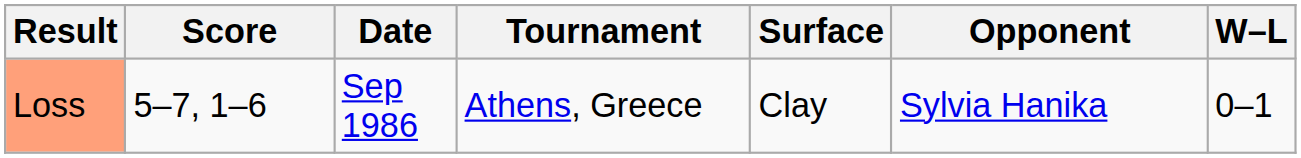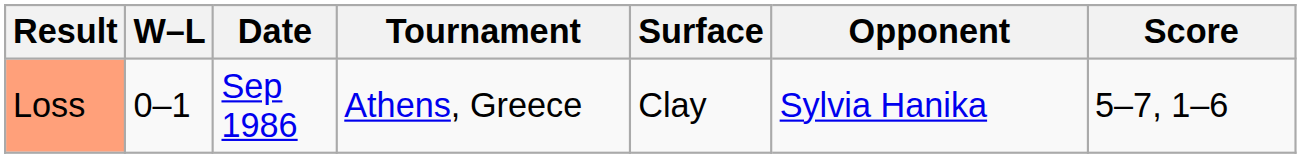columns swapped: (1251, 31) <-> (230, 31)
